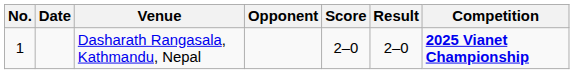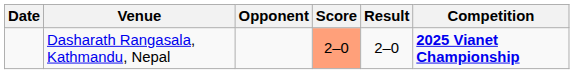- column: (20, 16)
(346, 48) no background -> (336, 48) lightsalmon background
